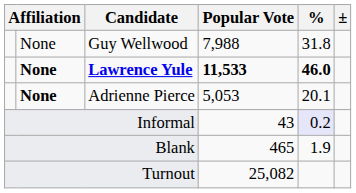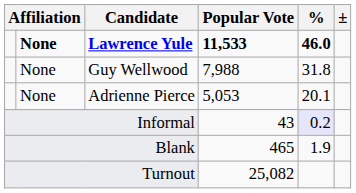rows swapped: (140, 69) <-> (138, 43)
(38, 95) bold -> (38, 95) normal
